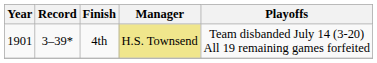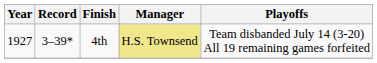(20, 41) 1901 -> (20, 41) 1927
